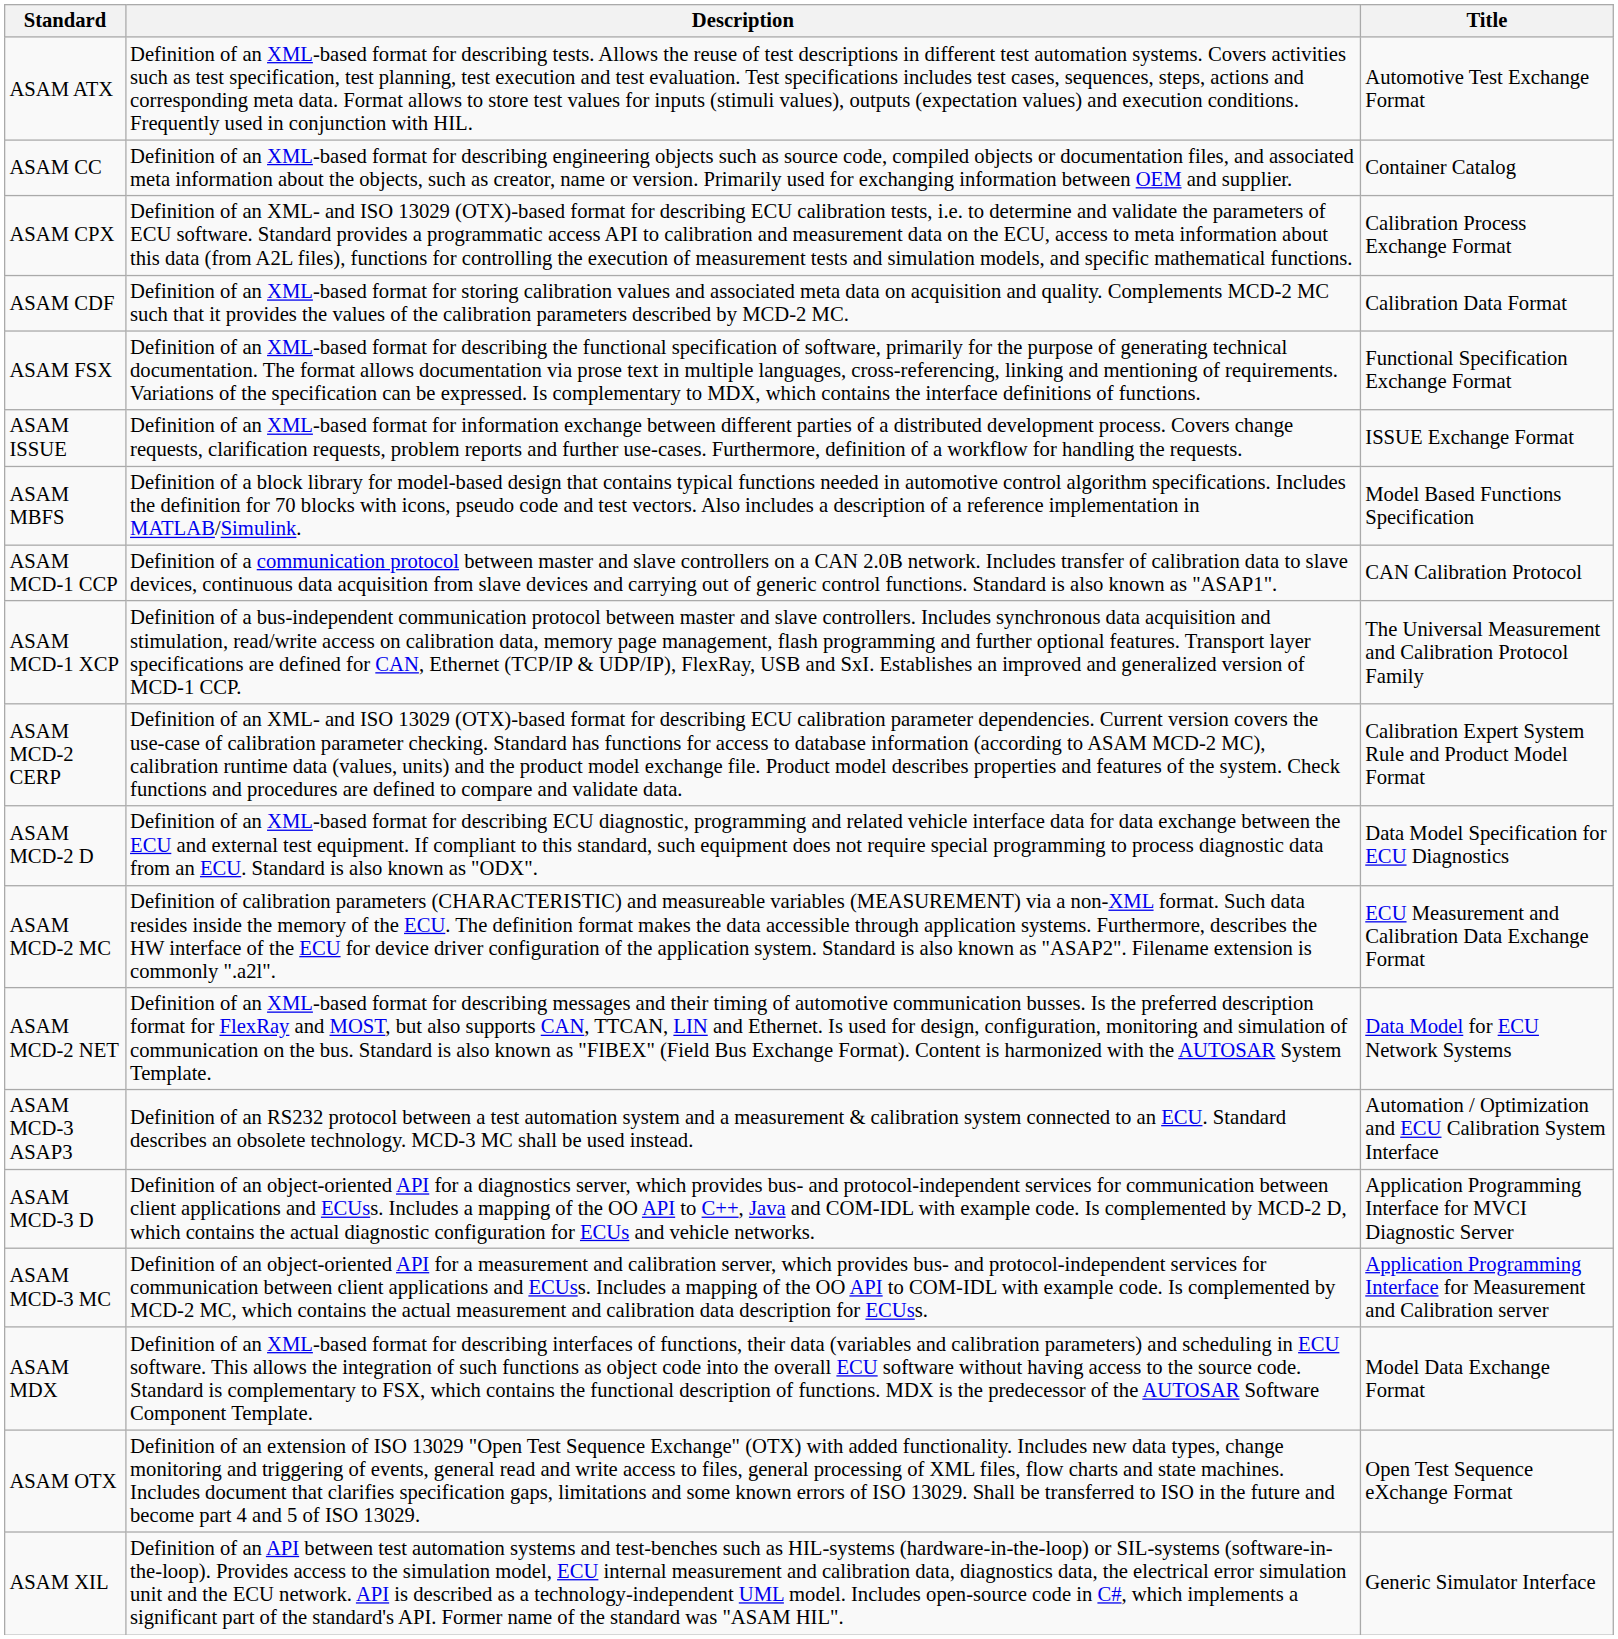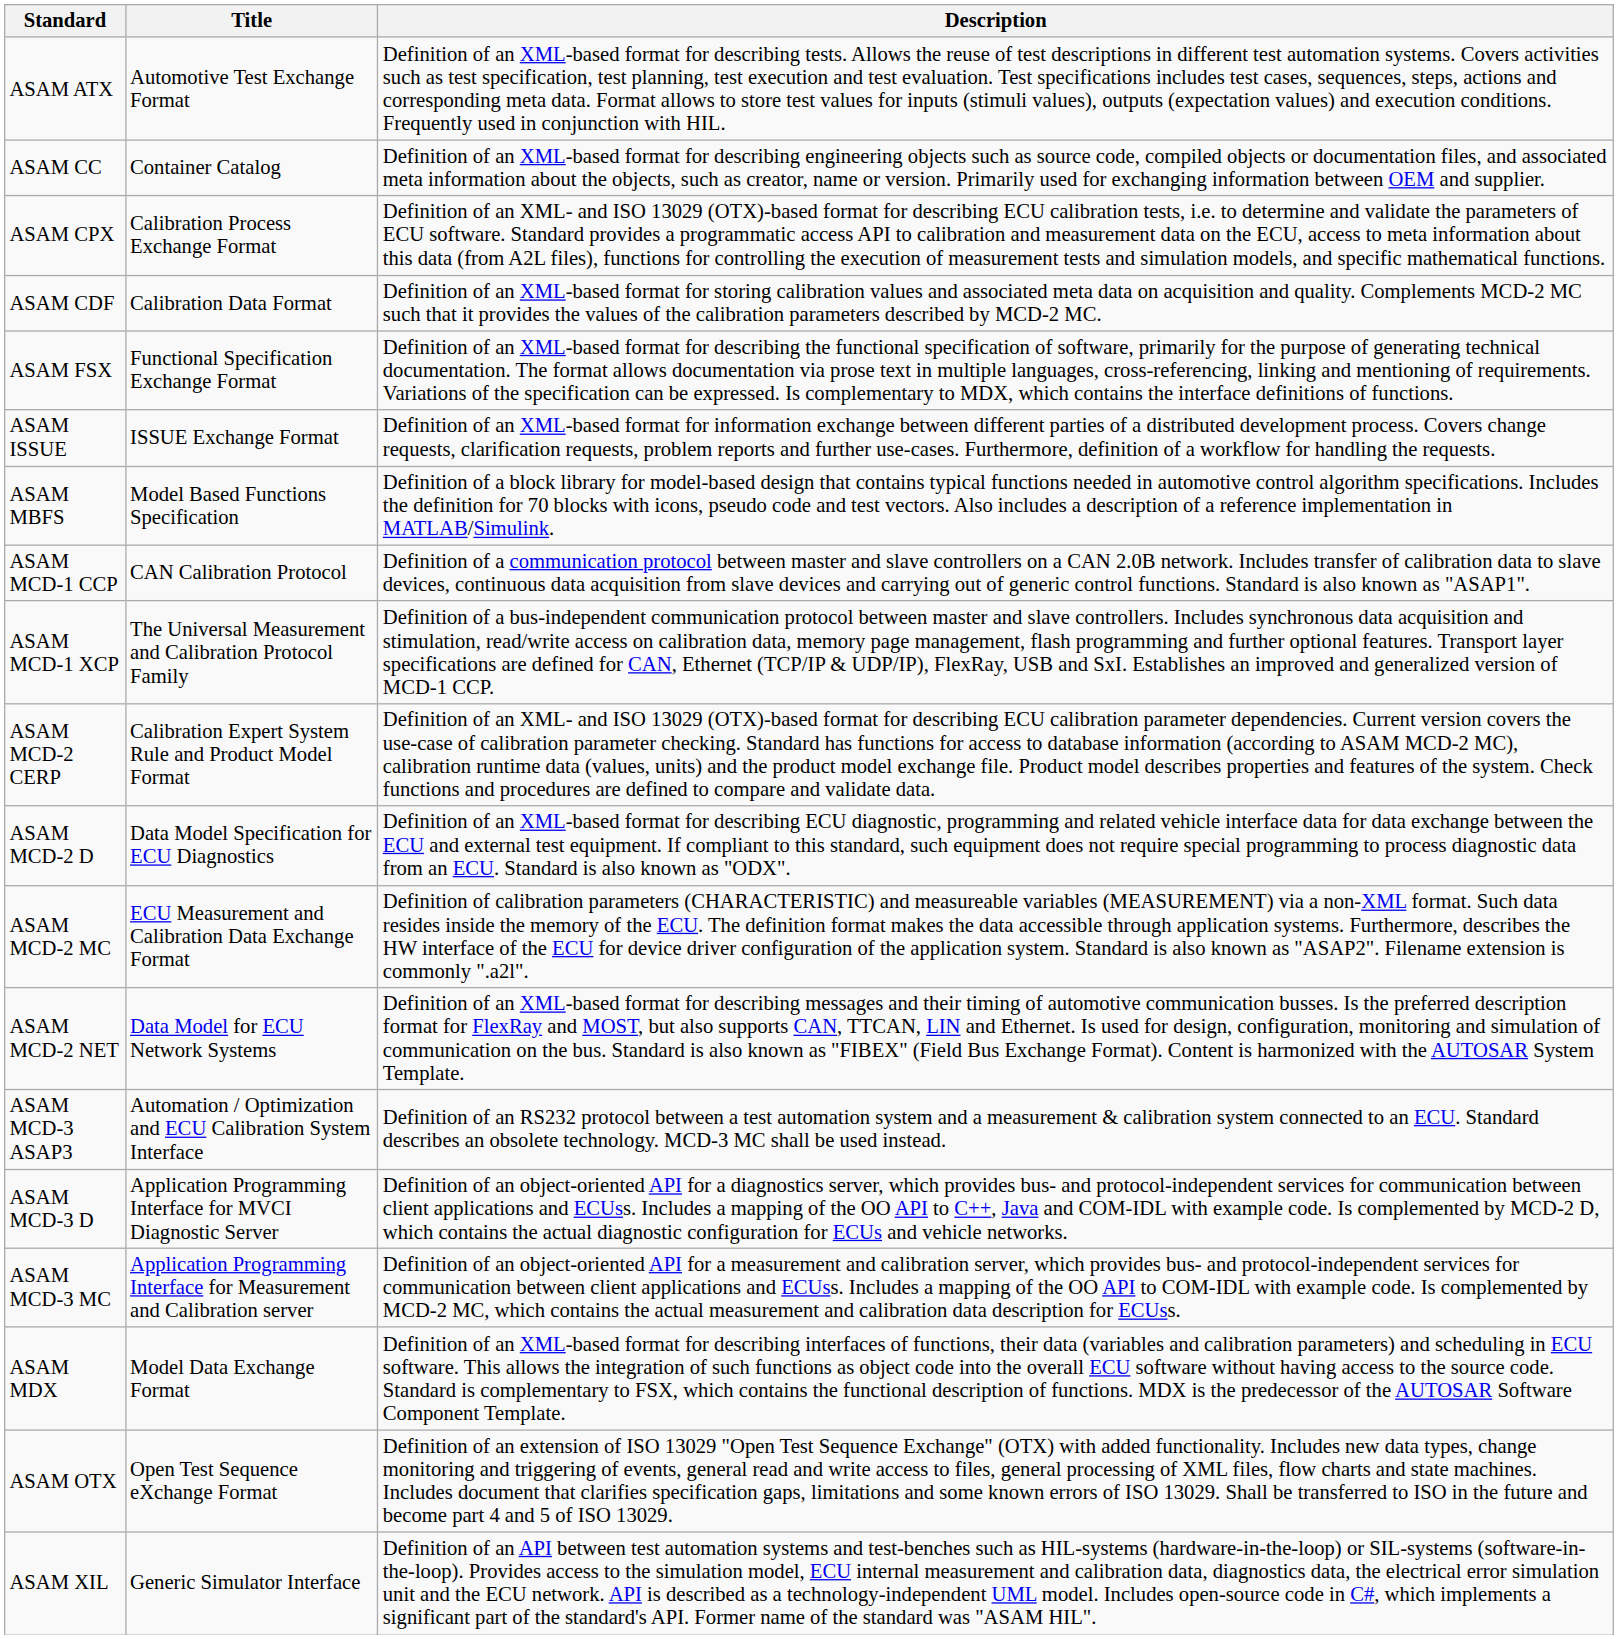columns swapped: (1487, 20) <-> (743, 20)
